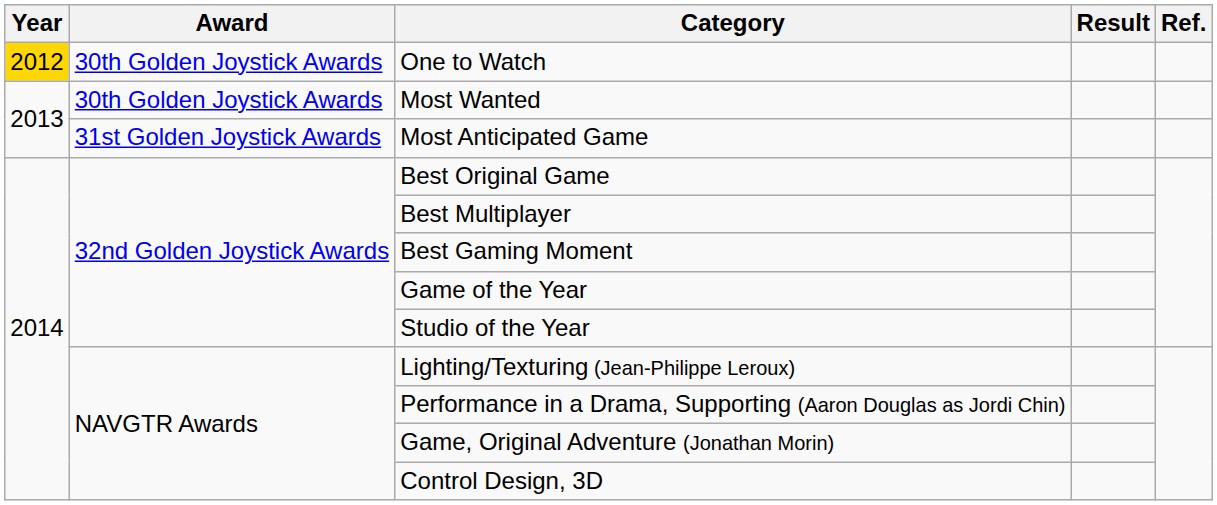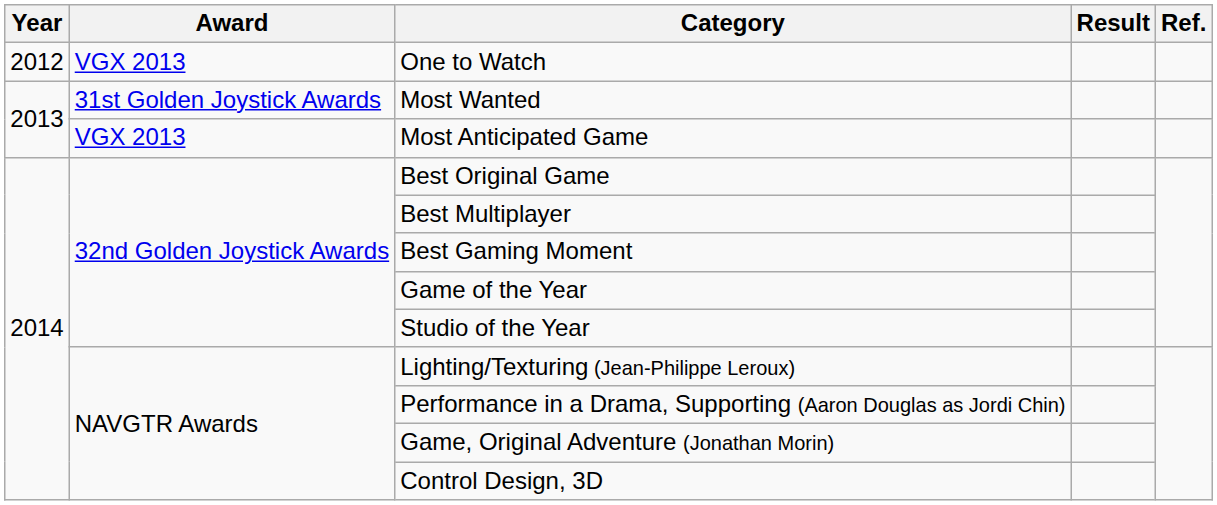(37, 61) gold background -> (37, 61) no background
(229, 61) 30th Golden Joystick Awards -> (130, 61) VGX 2013
(229, 99) 30th Golden Joystick Awards -> (228, 99) 31st Golden Joystick Awards
(228, 137) 31st Golden Joystick Awards -> (130, 137) VGX 2013
